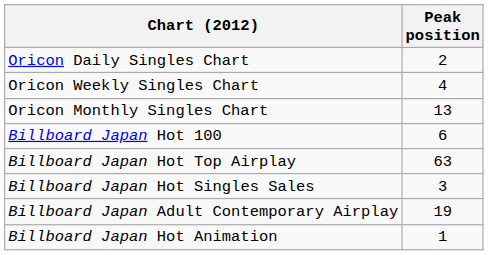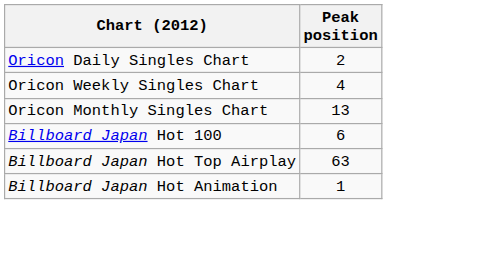- row: (161, 186)
- row: (203, 212)
